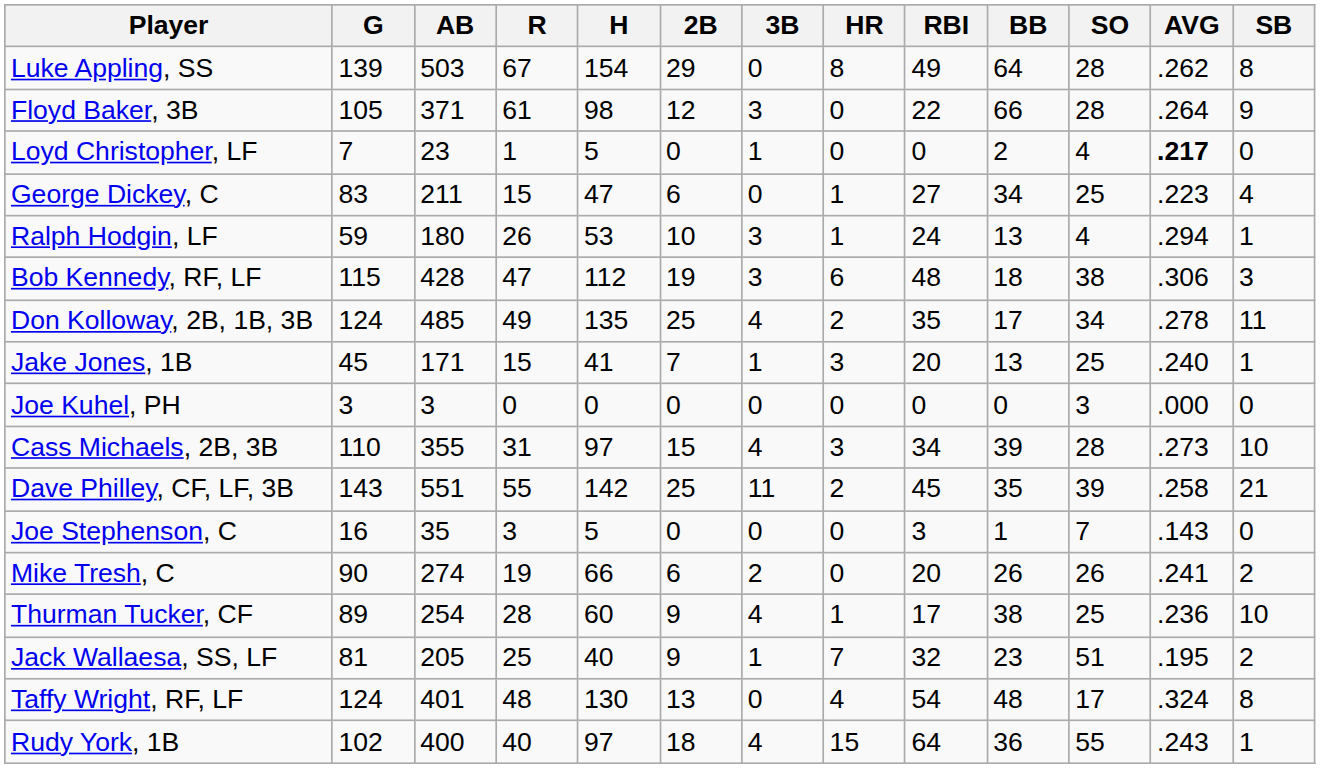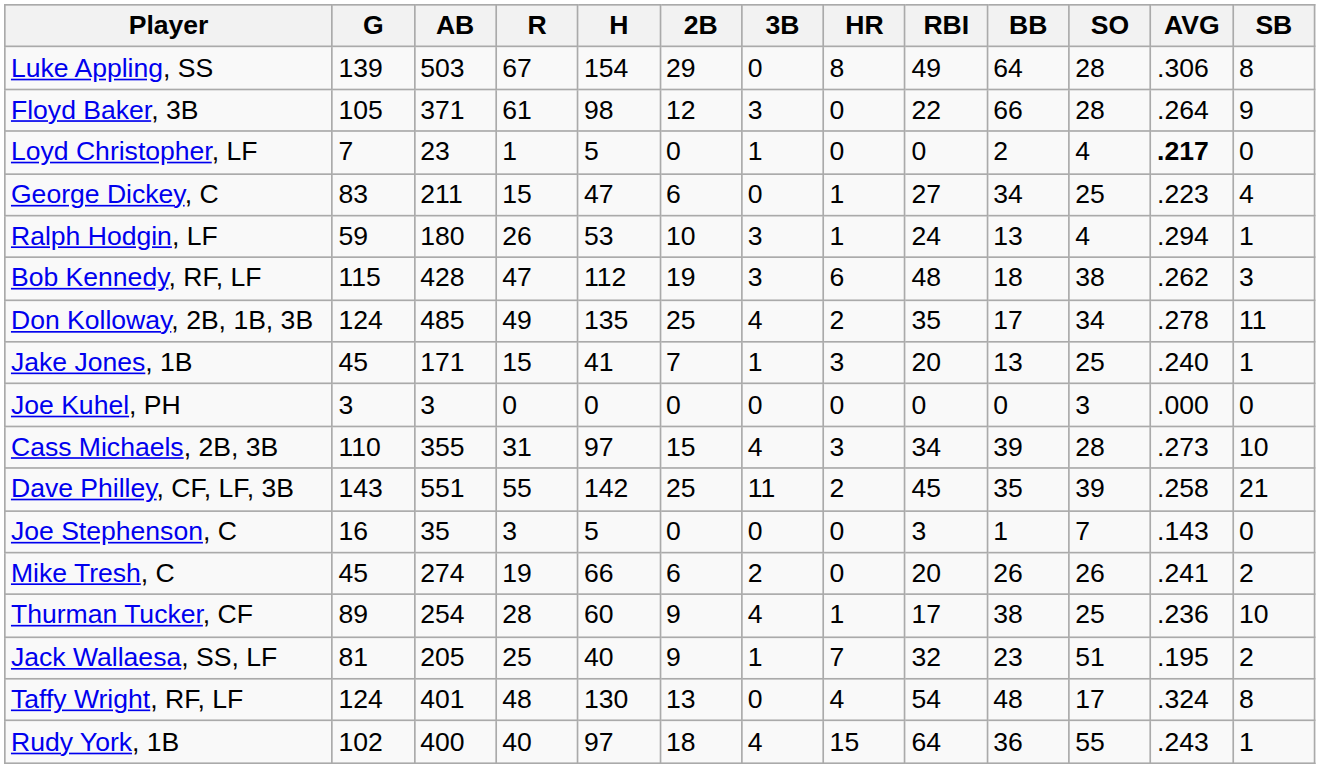(1183, 67) .262 -> (1183, 67) .306
(1183, 278) .306 -> (1183, 278) .262
(353, 573) 90 -> (353, 573) 45
